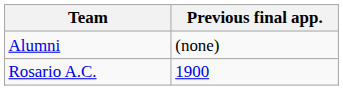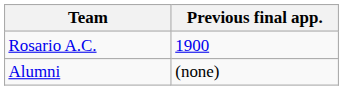rows swapped: (34, 44) <-> (52, 71)
